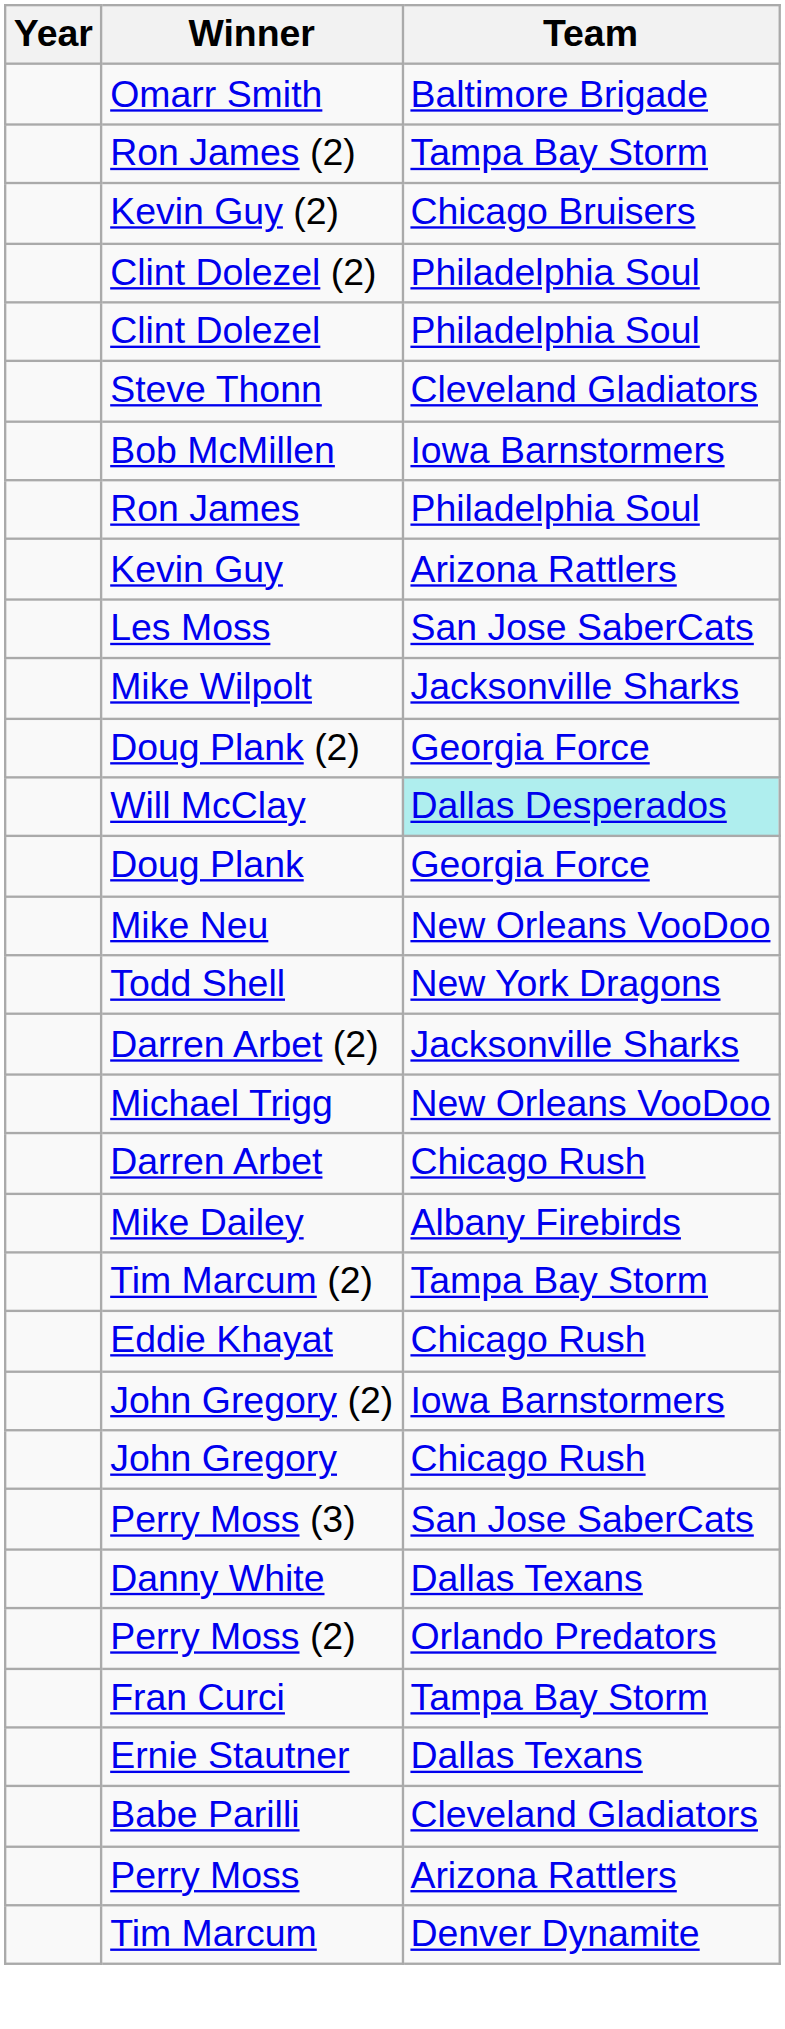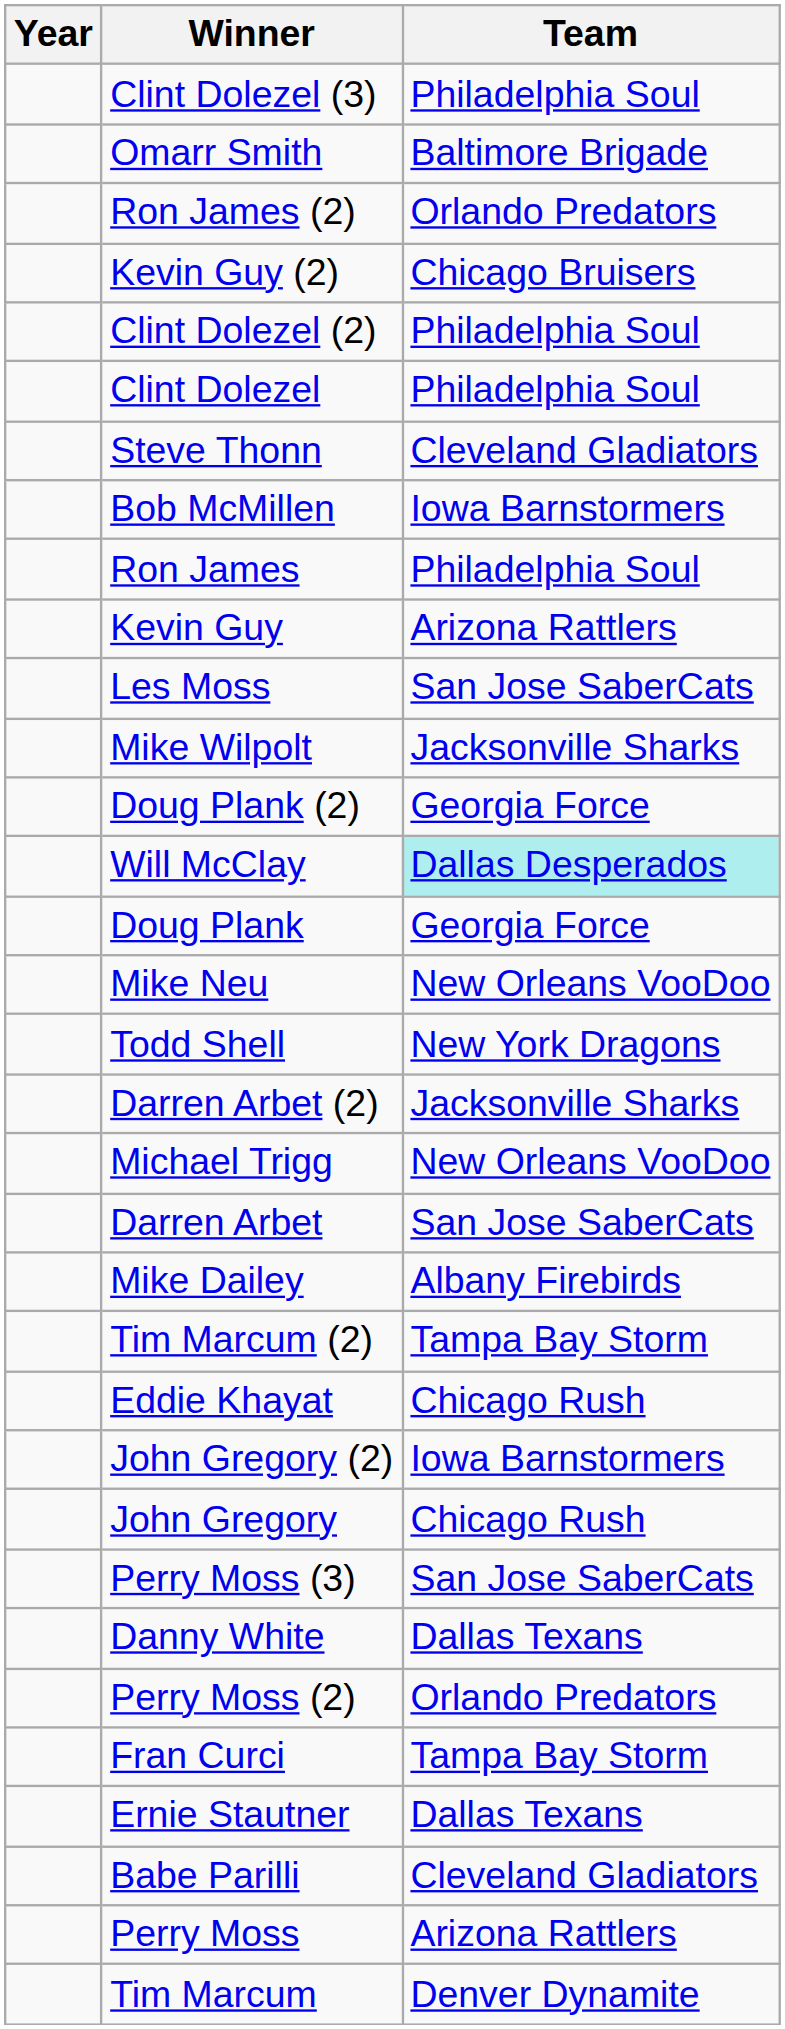+ row: (243, 93)
(559, 152) Tampa Bay Storm -> (563, 212) Orlando Predators
(528, 1162) Chicago Rush -> (582, 1221) San Jose SaberCats
